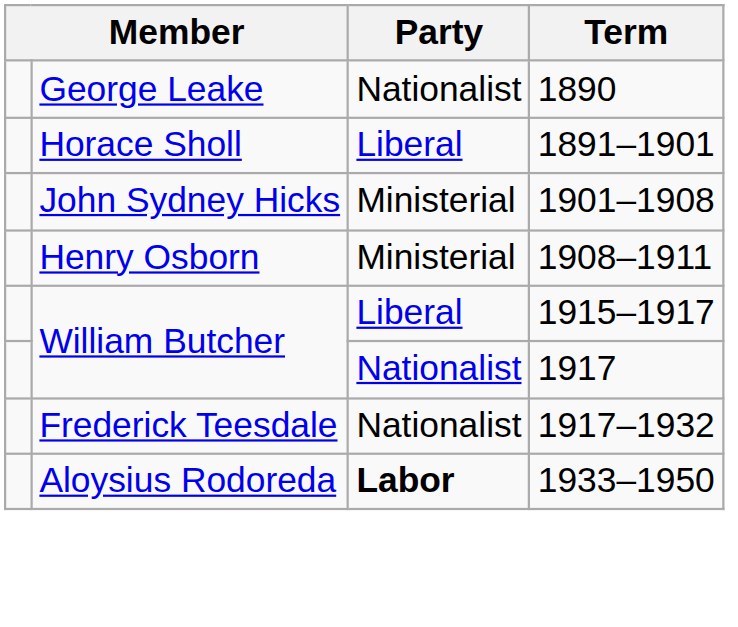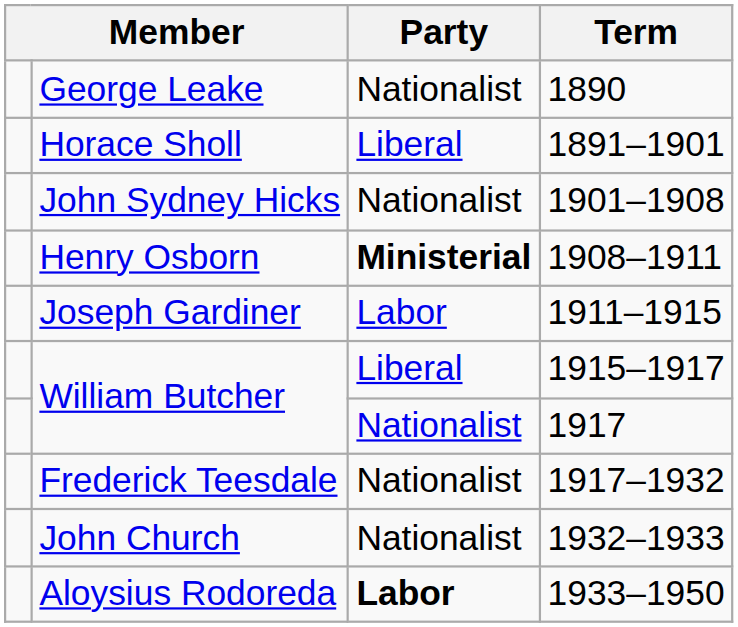(436, 200) Ministerial -> (439, 200) Nationalist
(436, 256) normal -> (444, 256) bold
+ row: (170, 312)
+ row: (140, 537)
